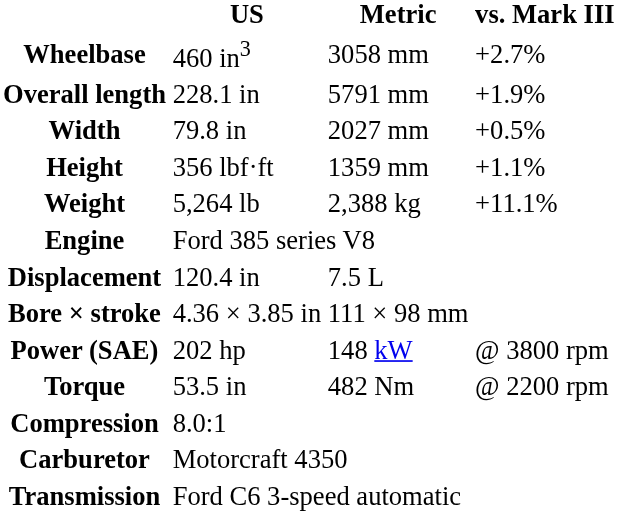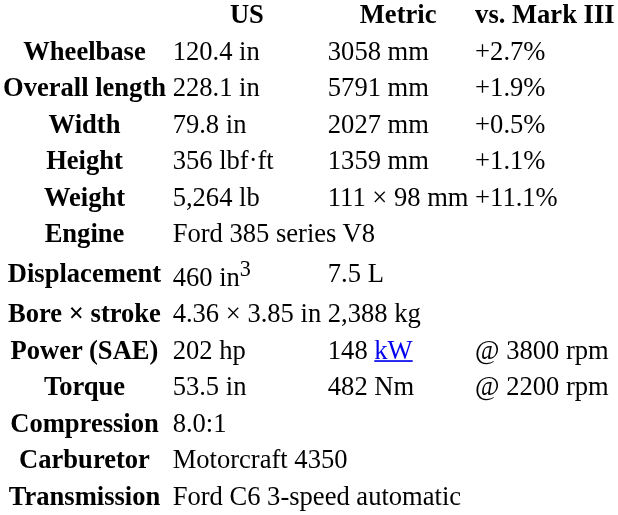(212, 54) 460 in3 -> (216, 51) 120.4 in
(374, 204) 2,388 kg -> (398, 197) 111 × 98 mm
(216, 277) 120.4 in -> (212, 273) 460 in3
(398, 313) 111 × 98 mm -> (374, 313) 2,388 kg
